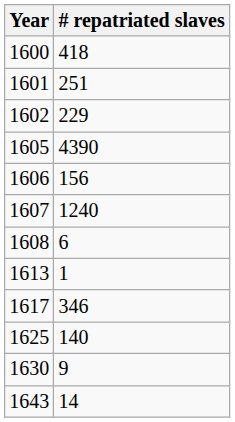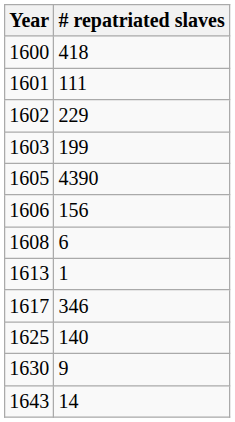(73, 83) 251 -> (73, 83) 111
+ row: (29, 147)
- row: (29, 210)
